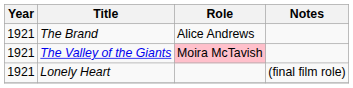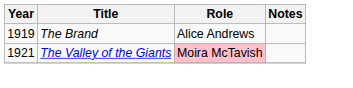(21, 33) 1921 -> (21, 33) 1919
- row: (75, 72)
